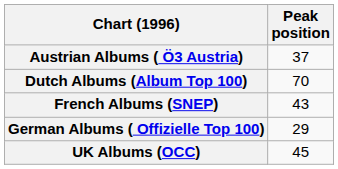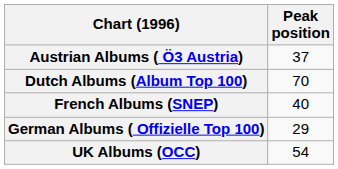(301, 104) 43 -> (301, 104) 40
(301, 152) 45 -> (301, 152) 54
